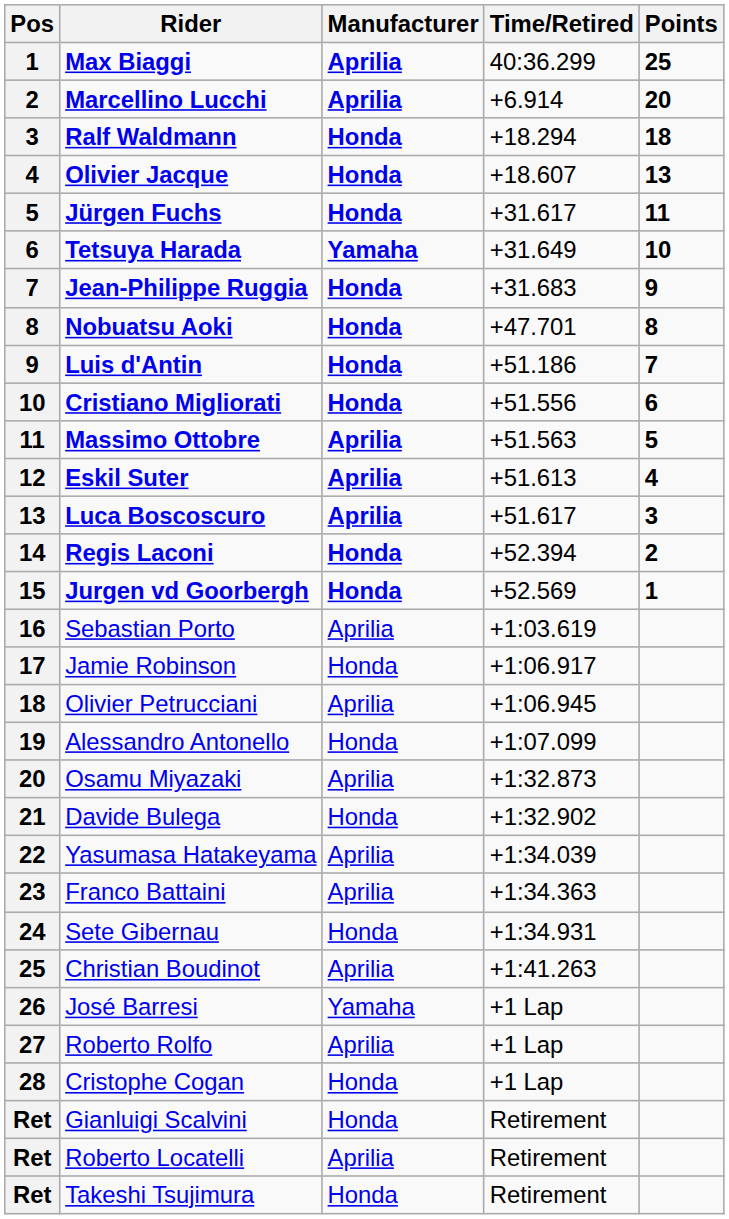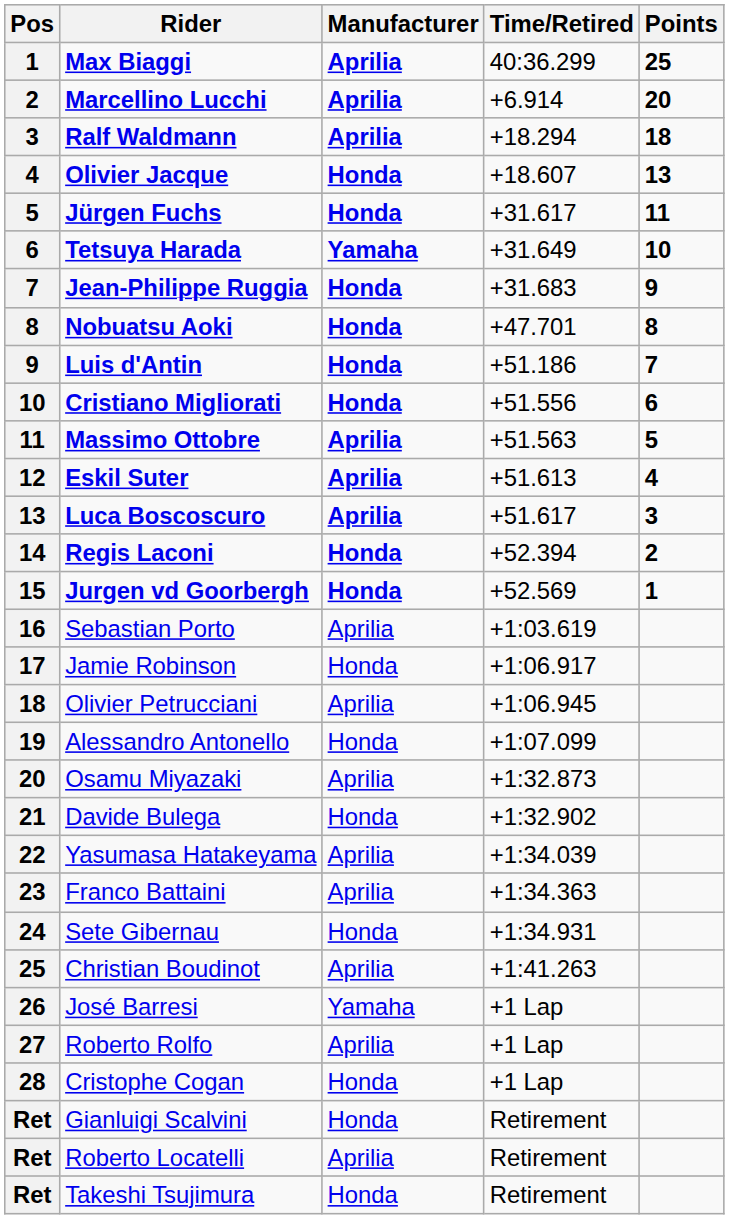(365, 137) Honda -> (365, 137) Aprilia
